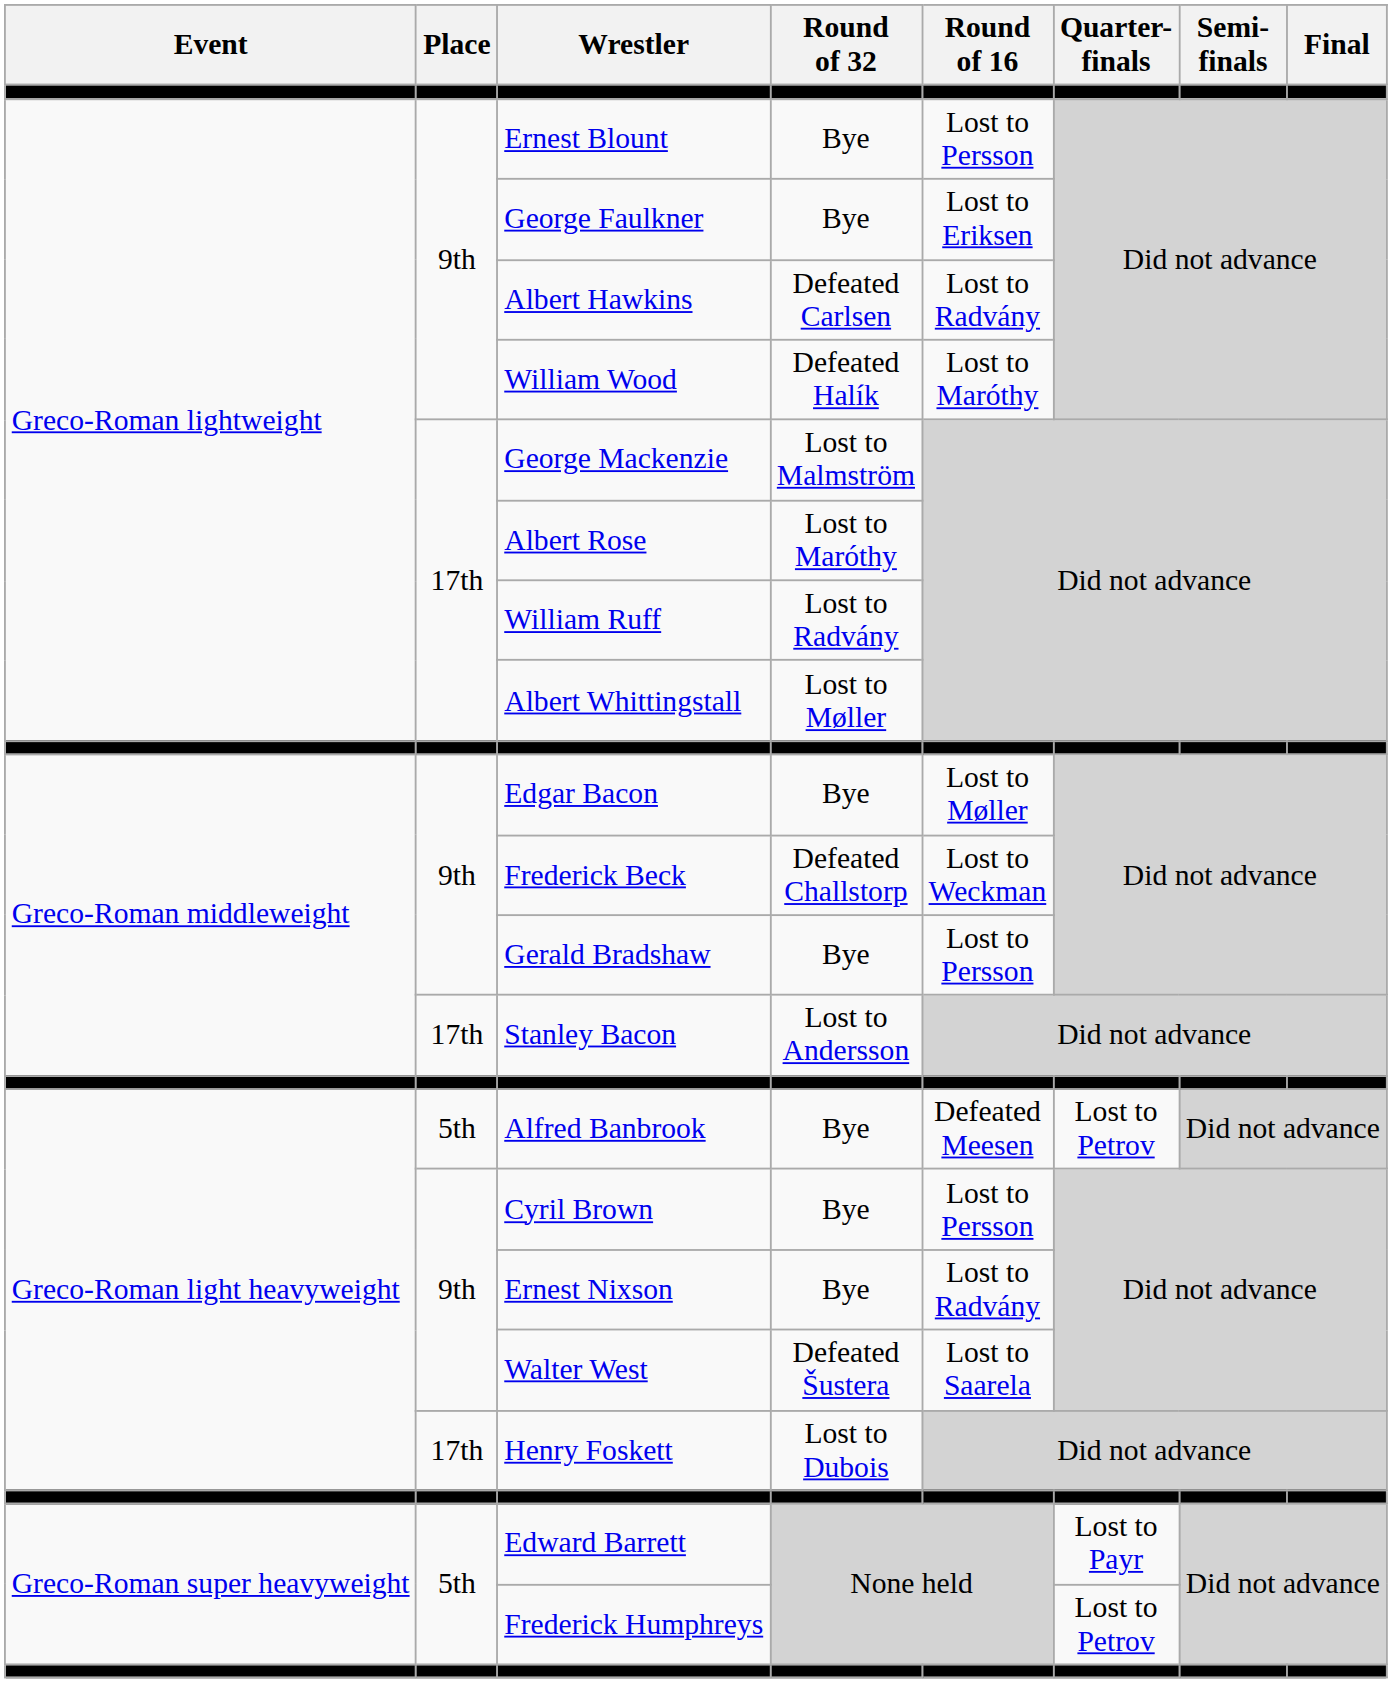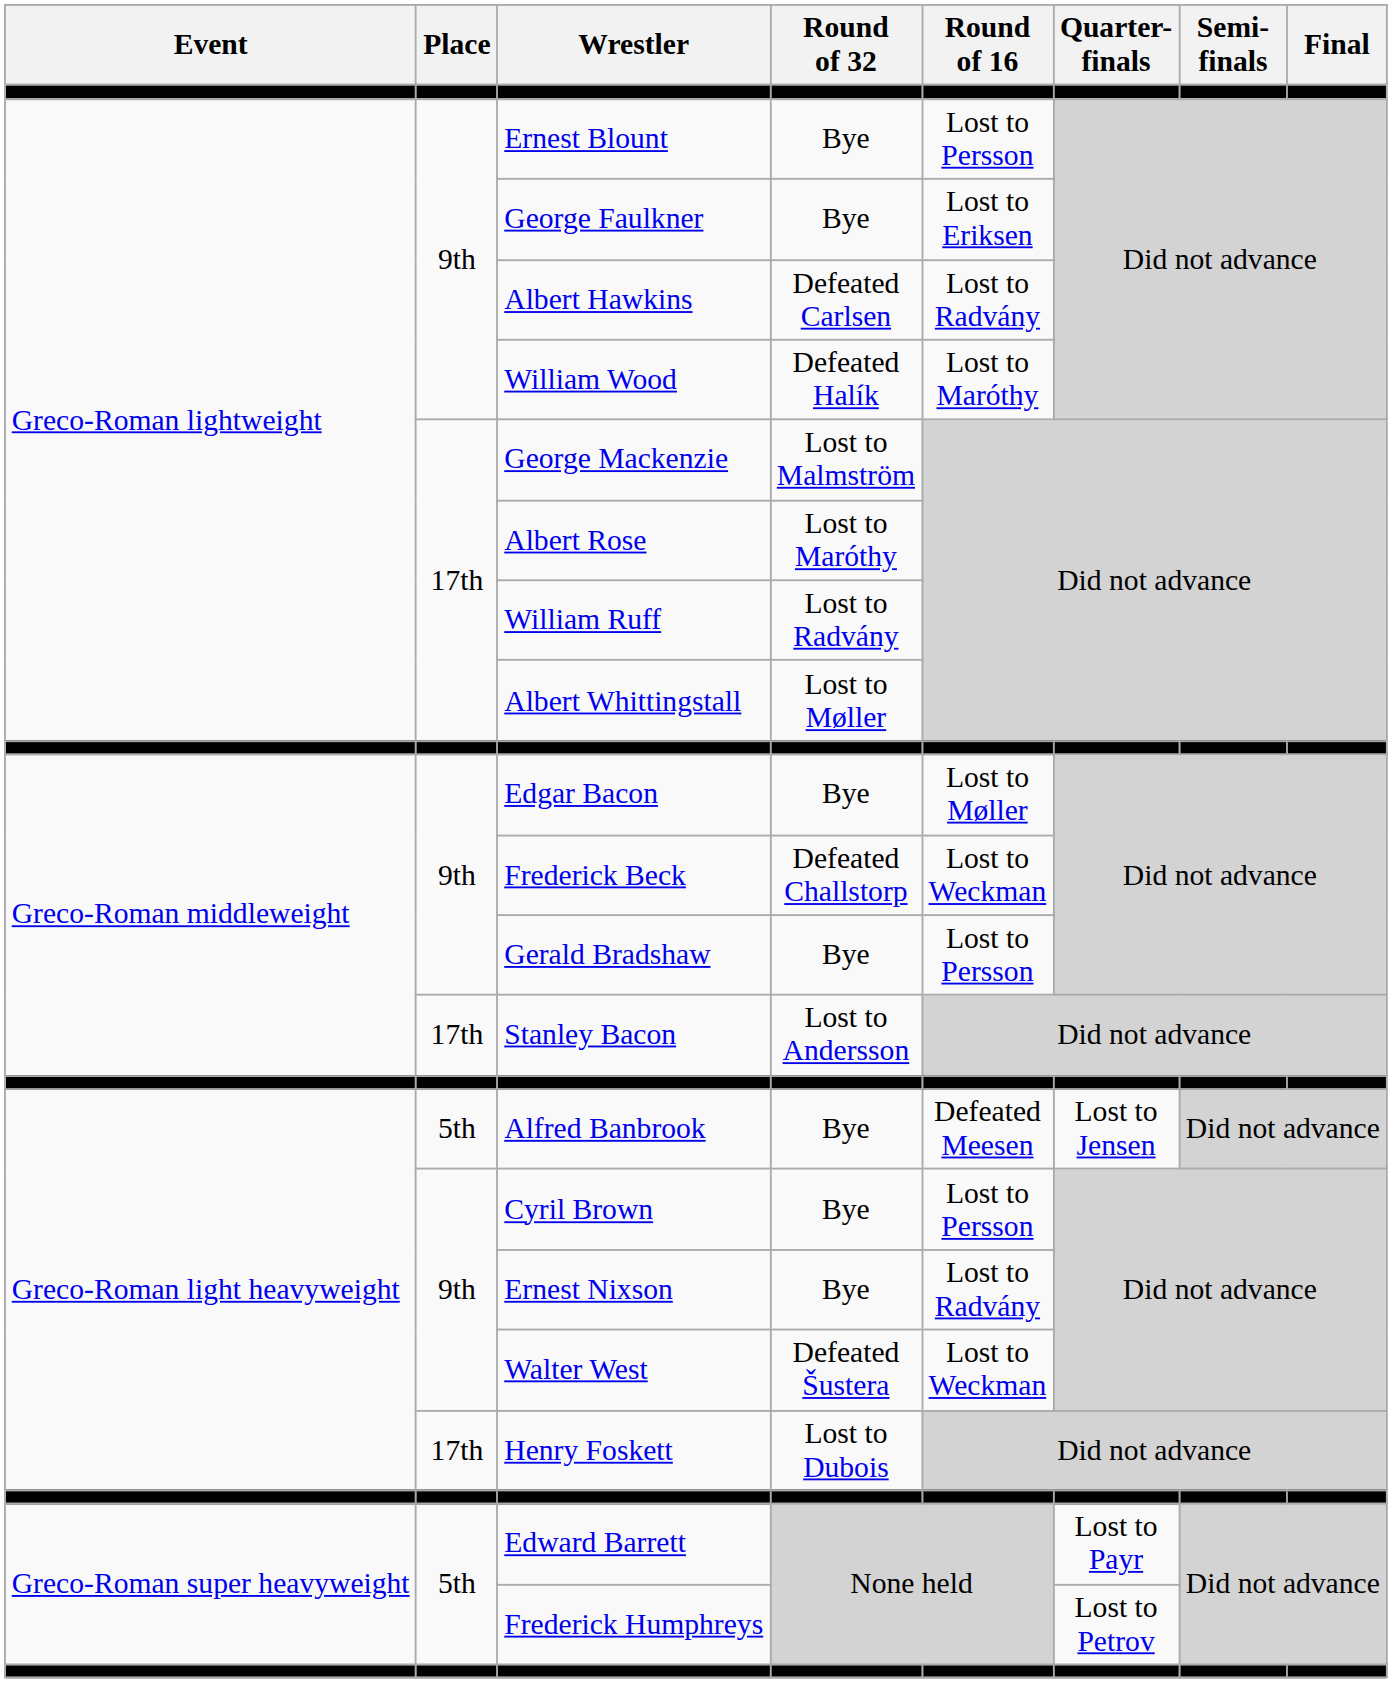(1116, 1128) Lost to Petrov -> (1116, 1128) Lost to Jensen
(987, 1369) Lost to Saarela -> (987, 1369) Lost to Weckman
